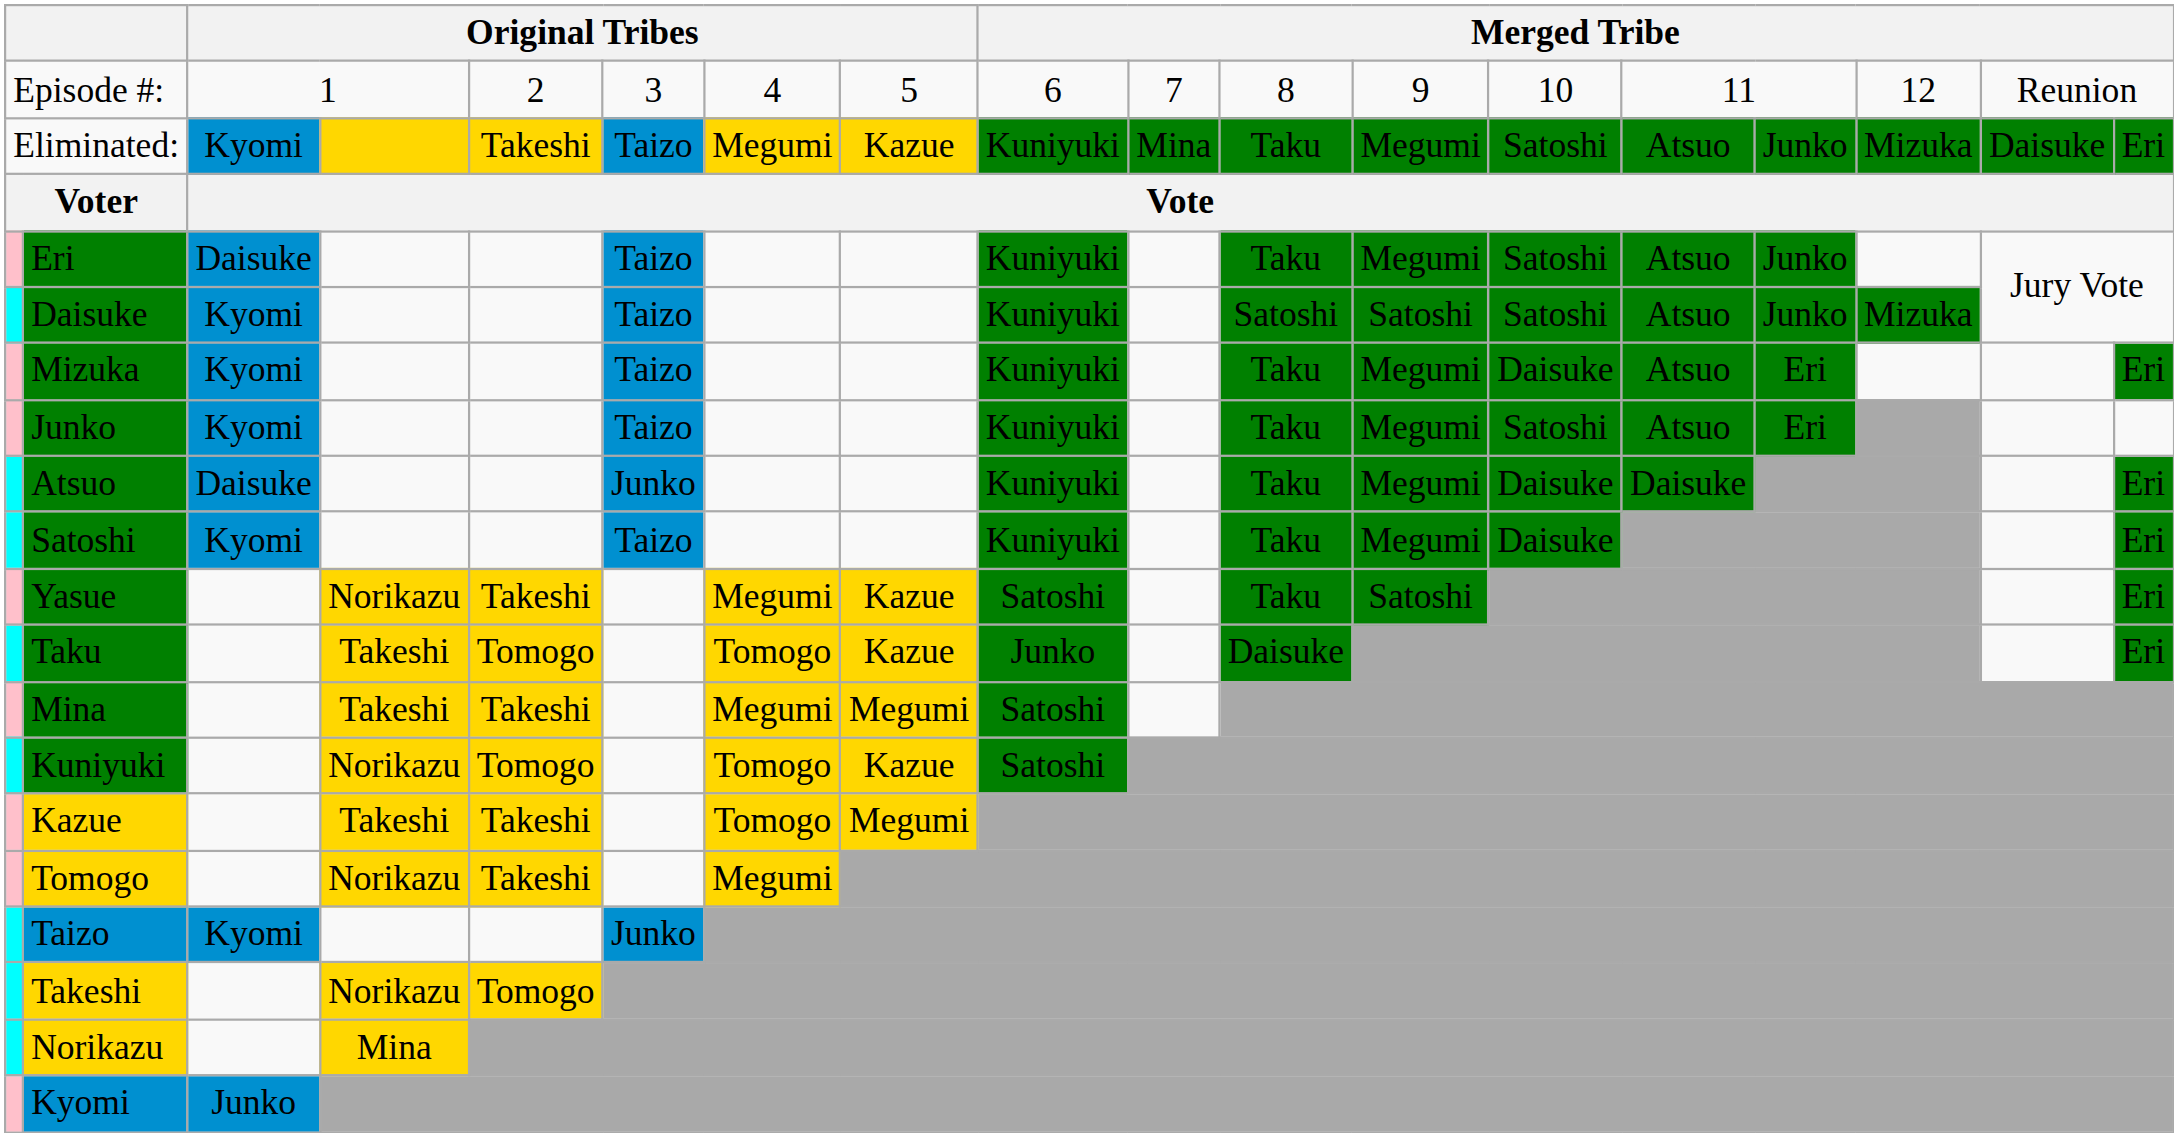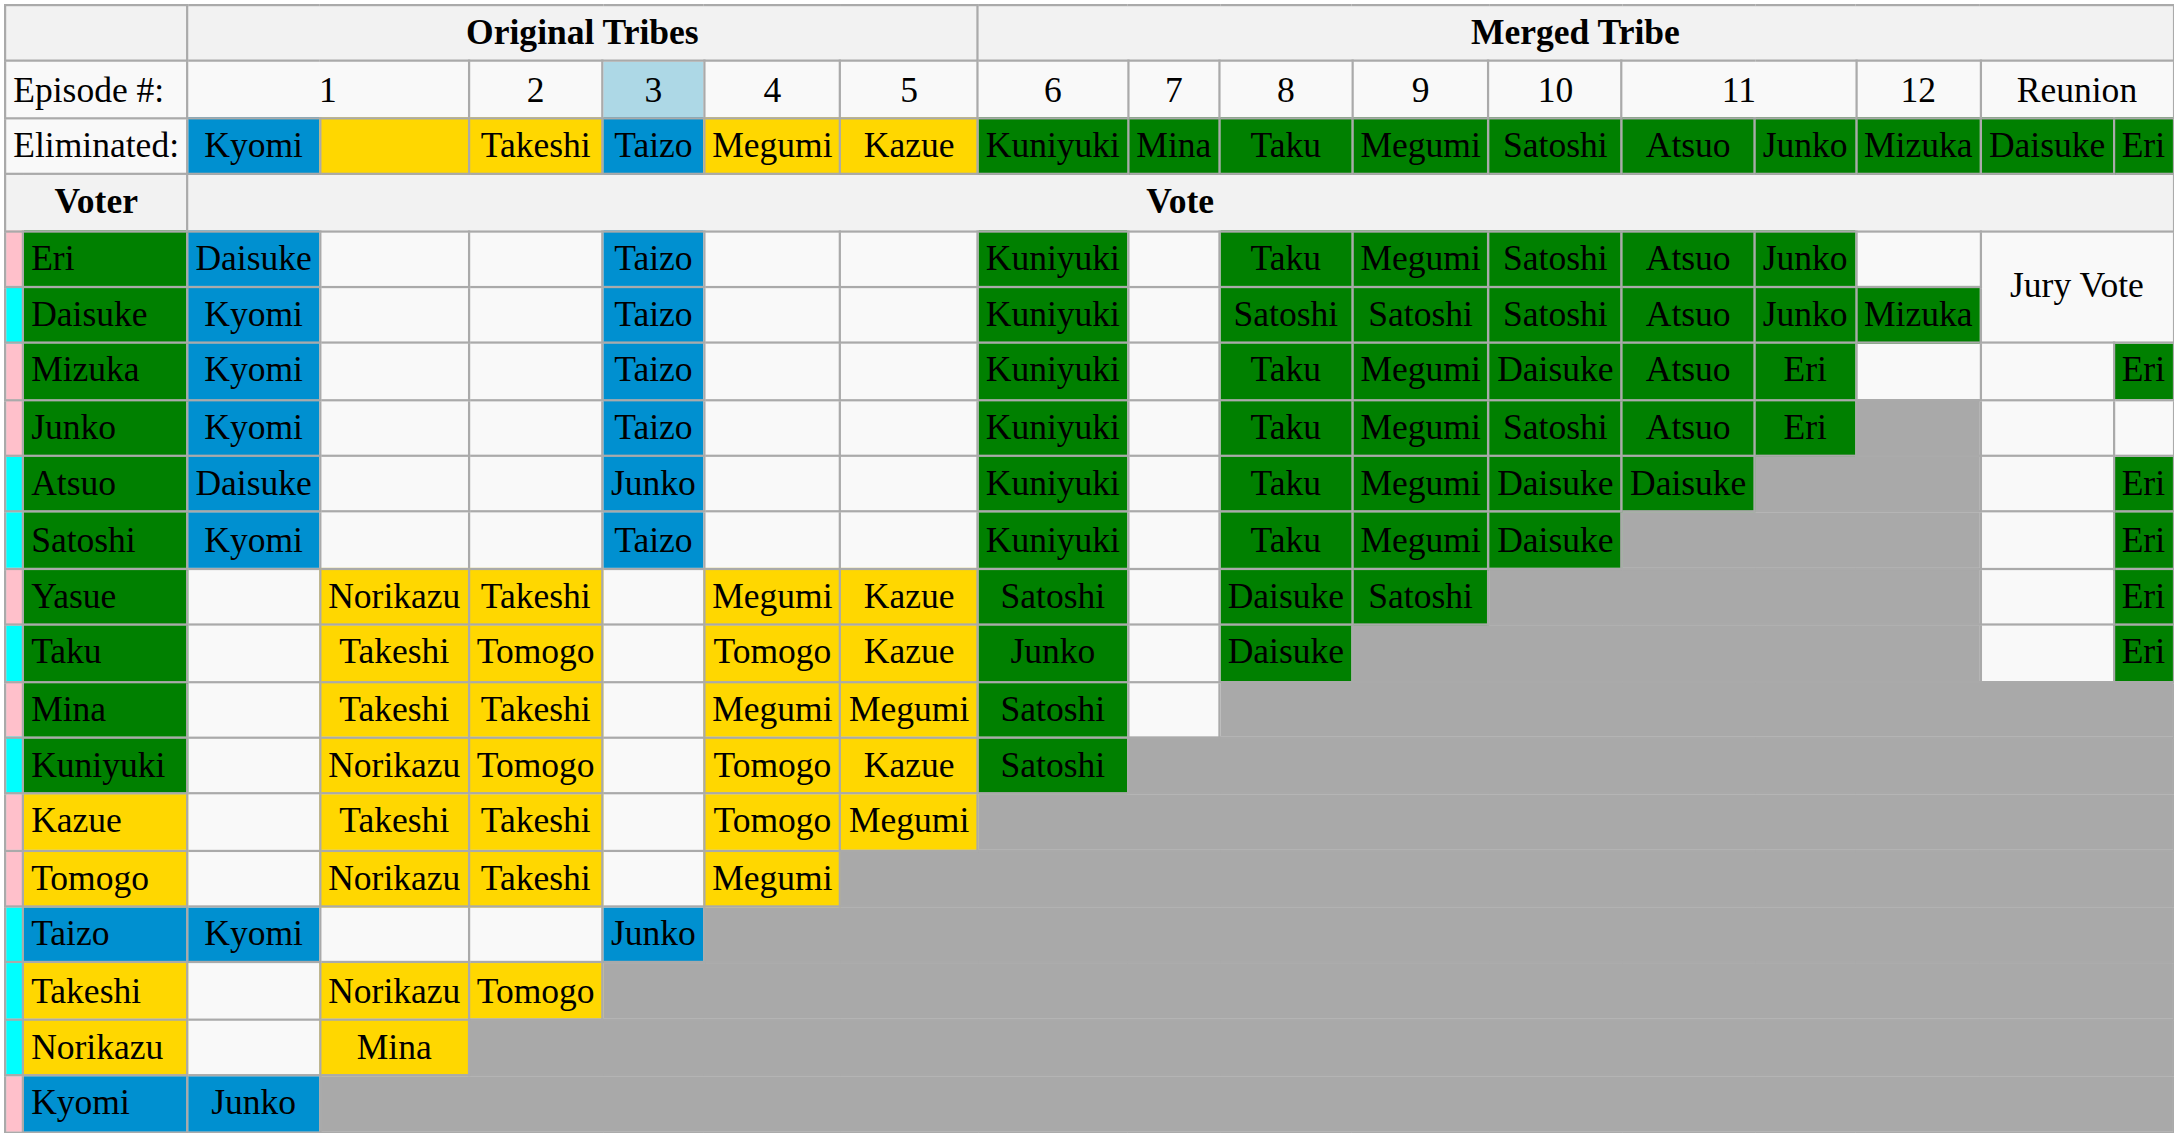(653, 88) no background -> (653, 88) lightblue background
(1286, 595) Taku -> (1286, 595) Daisuke
